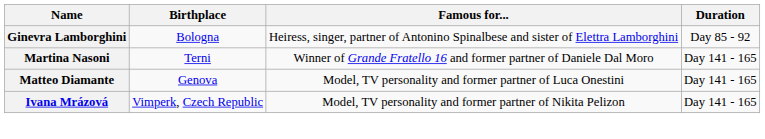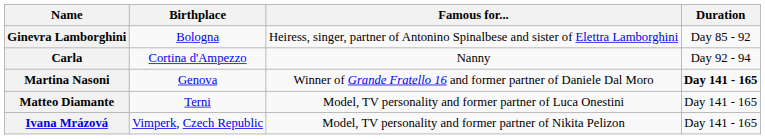+ row: (67, 58)
(198, 58) Terni -> (198, 80) Genova
(720, 58) normal -> (721, 80) bold
(198, 80) Genova -> (198, 101) Terni
